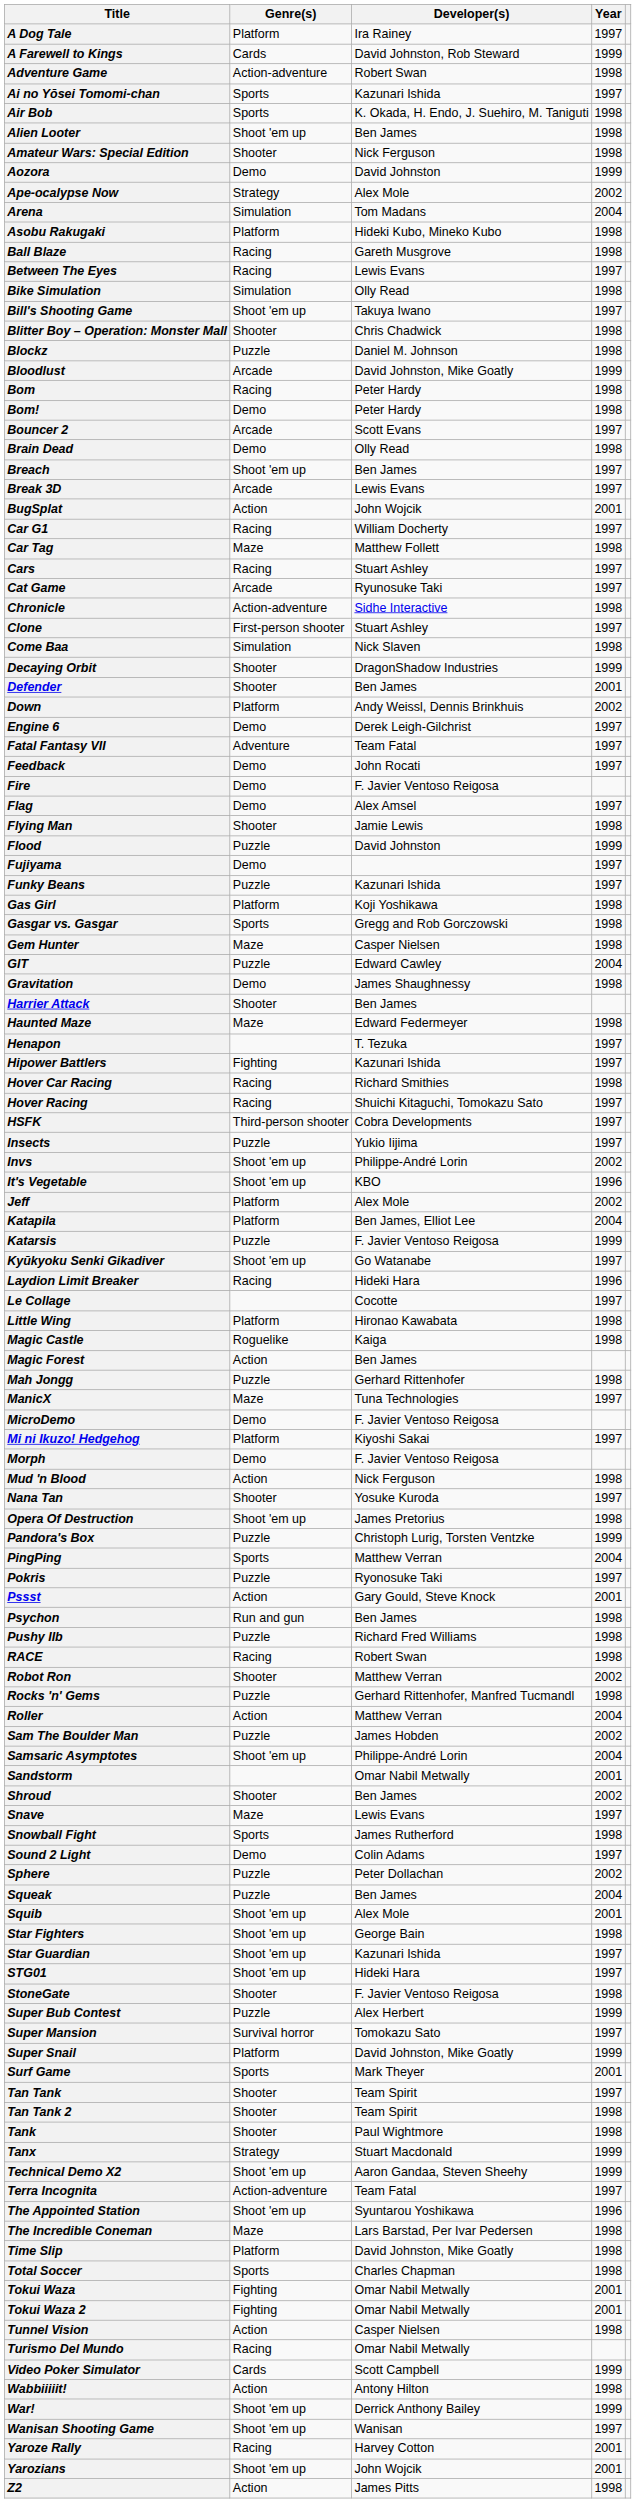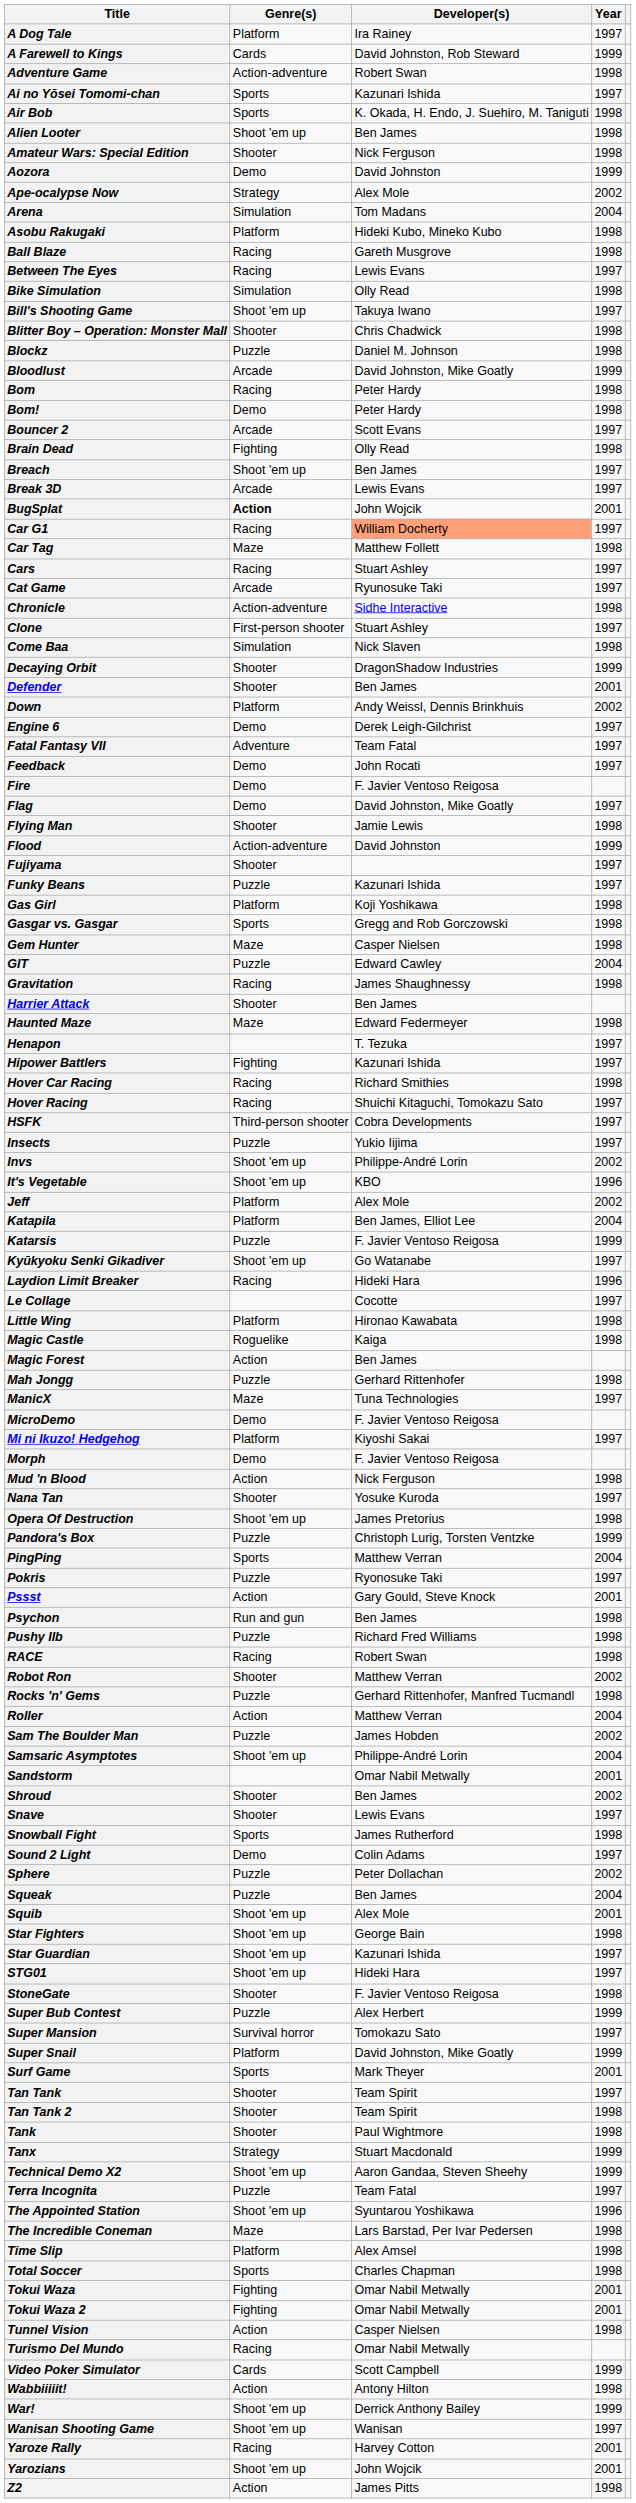(249, 449) Demo -> (255, 449) Fighting
(250, 509) normal -> (252, 509) bold
(401, 529) no background -> (401, 529) lightsalmon background
(385, 806) Alex Amsel -> (434, 806) David Johnston, Mike Goatly
(252, 845) Puzzle -> (280, 845) Action-adventure
(249, 865) Demo -> (255, 865) Shooter
(249, 984) Demo -> (252, 984) Racing
(248, 1815) Maze -> (255, 1815) Shooter
(280, 2191) Action-adventure -> (252, 2191) Puzzle
(434, 2250) David Johnston, Mike Goatly -> (385, 2250) Alex Amsel
